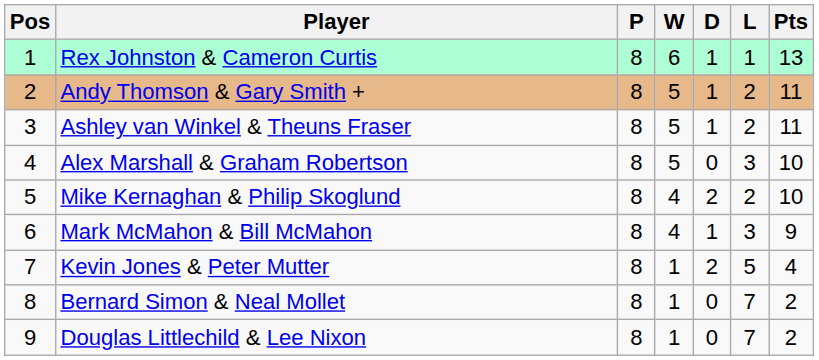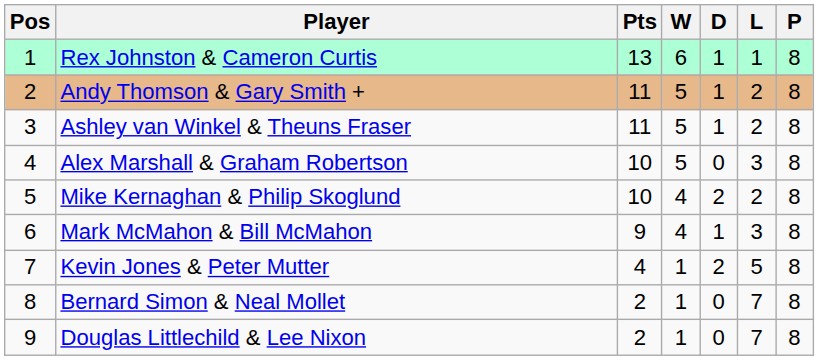columns swapped: (636, 22) <-> (791, 22)
